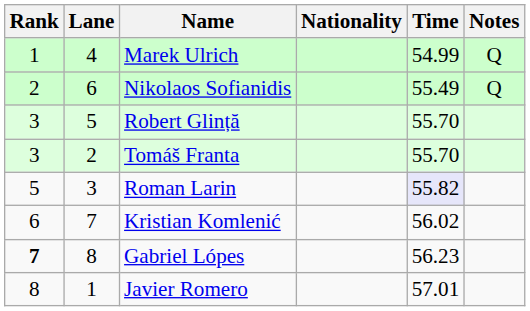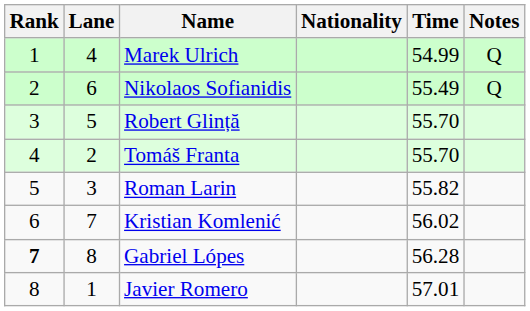(34, 155) 3 -> (34, 155) 4
(435, 188) lavender background -> (435, 188) no background
(435, 255) 56.23 -> (435, 255) 56.28
